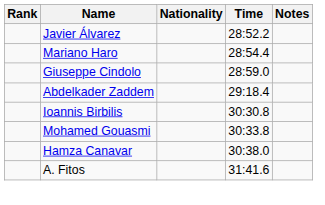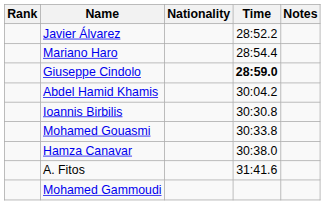(249, 72) normal -> (257, 72) bold
- row: (99, 92)
+ row: (101, 92)
+ row: (102, 190)
